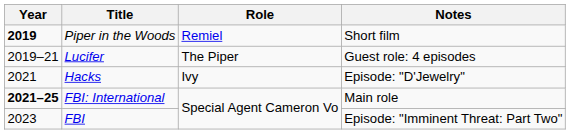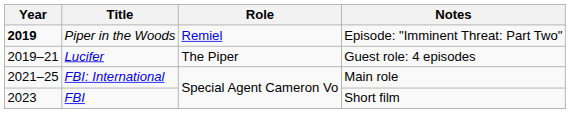(372, 35) Short film -> (453, 35) Episode: "Imminent Threat: Part Two"
- row: (83, 77)
(33, 98) bold -> (33, 77) normal
(453, 118) Episode: "Imminent Threat: Part Two" -> (372, 98) Short film
